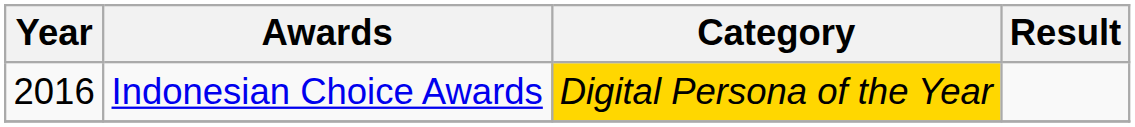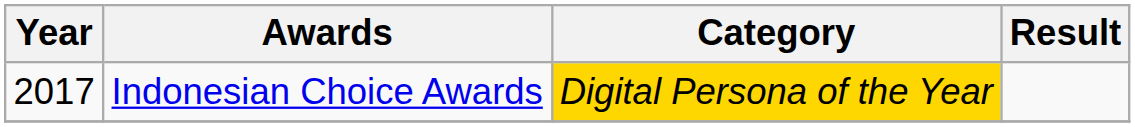(54, 91) 2016 -> (54, 91) 2017
